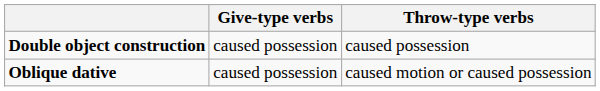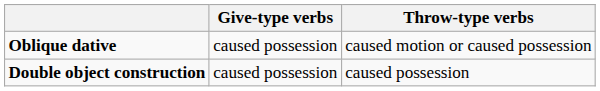rows swapped: (62, 72) <-> (107, 45)
